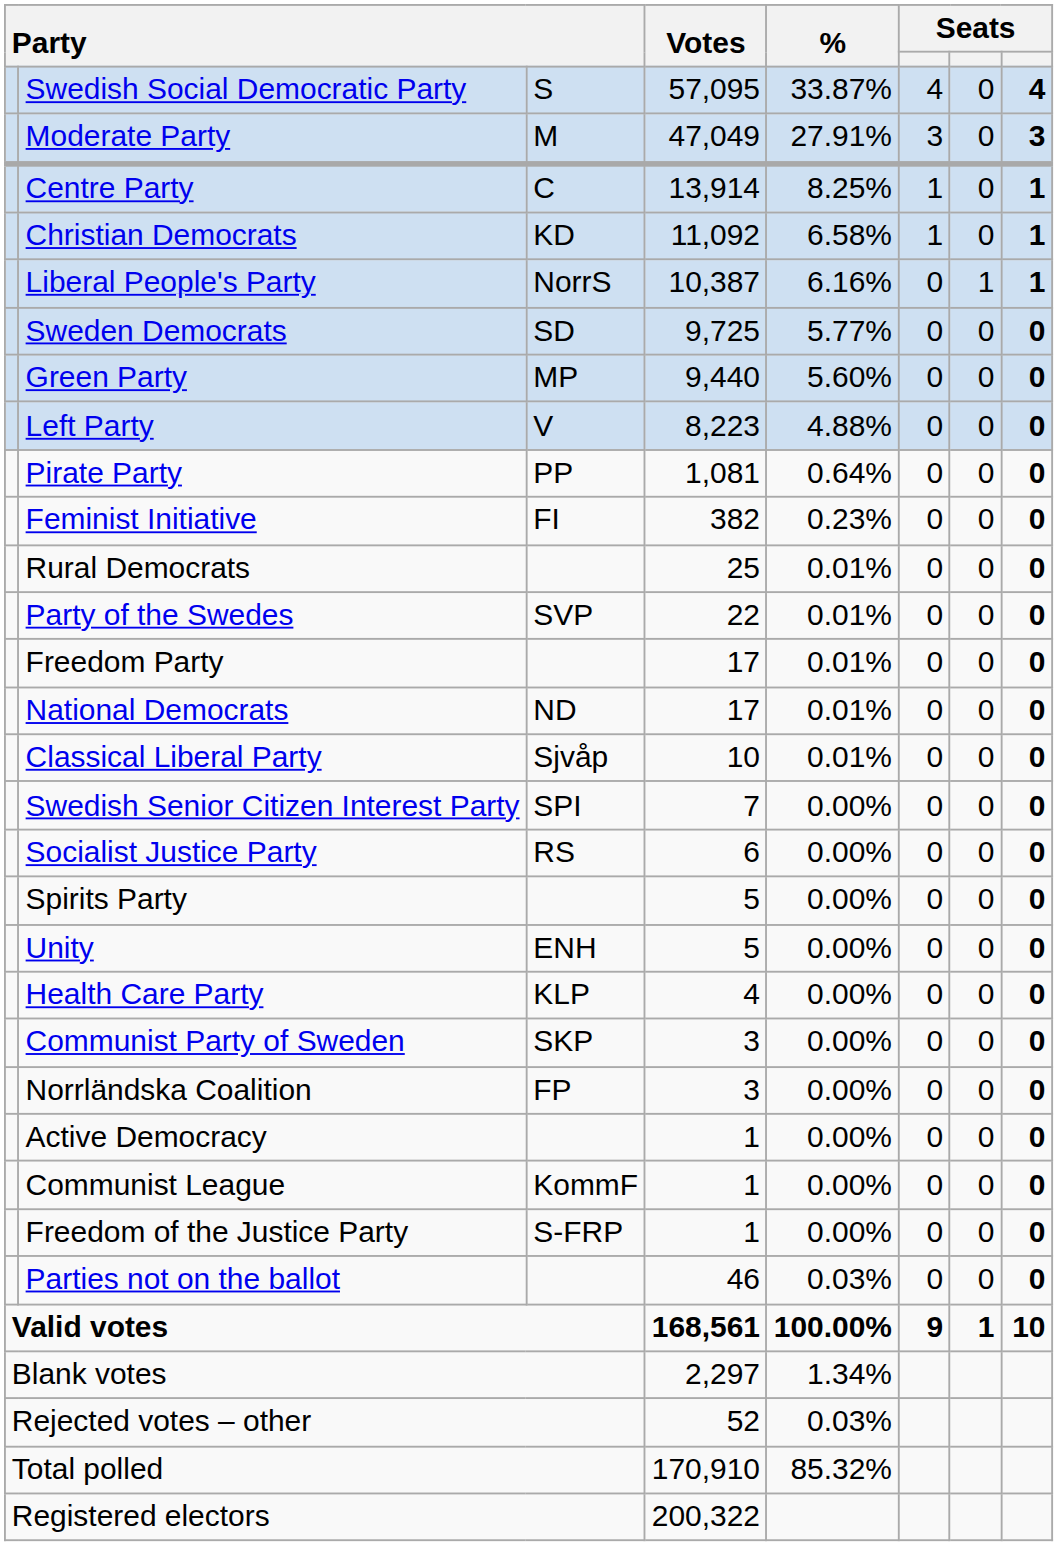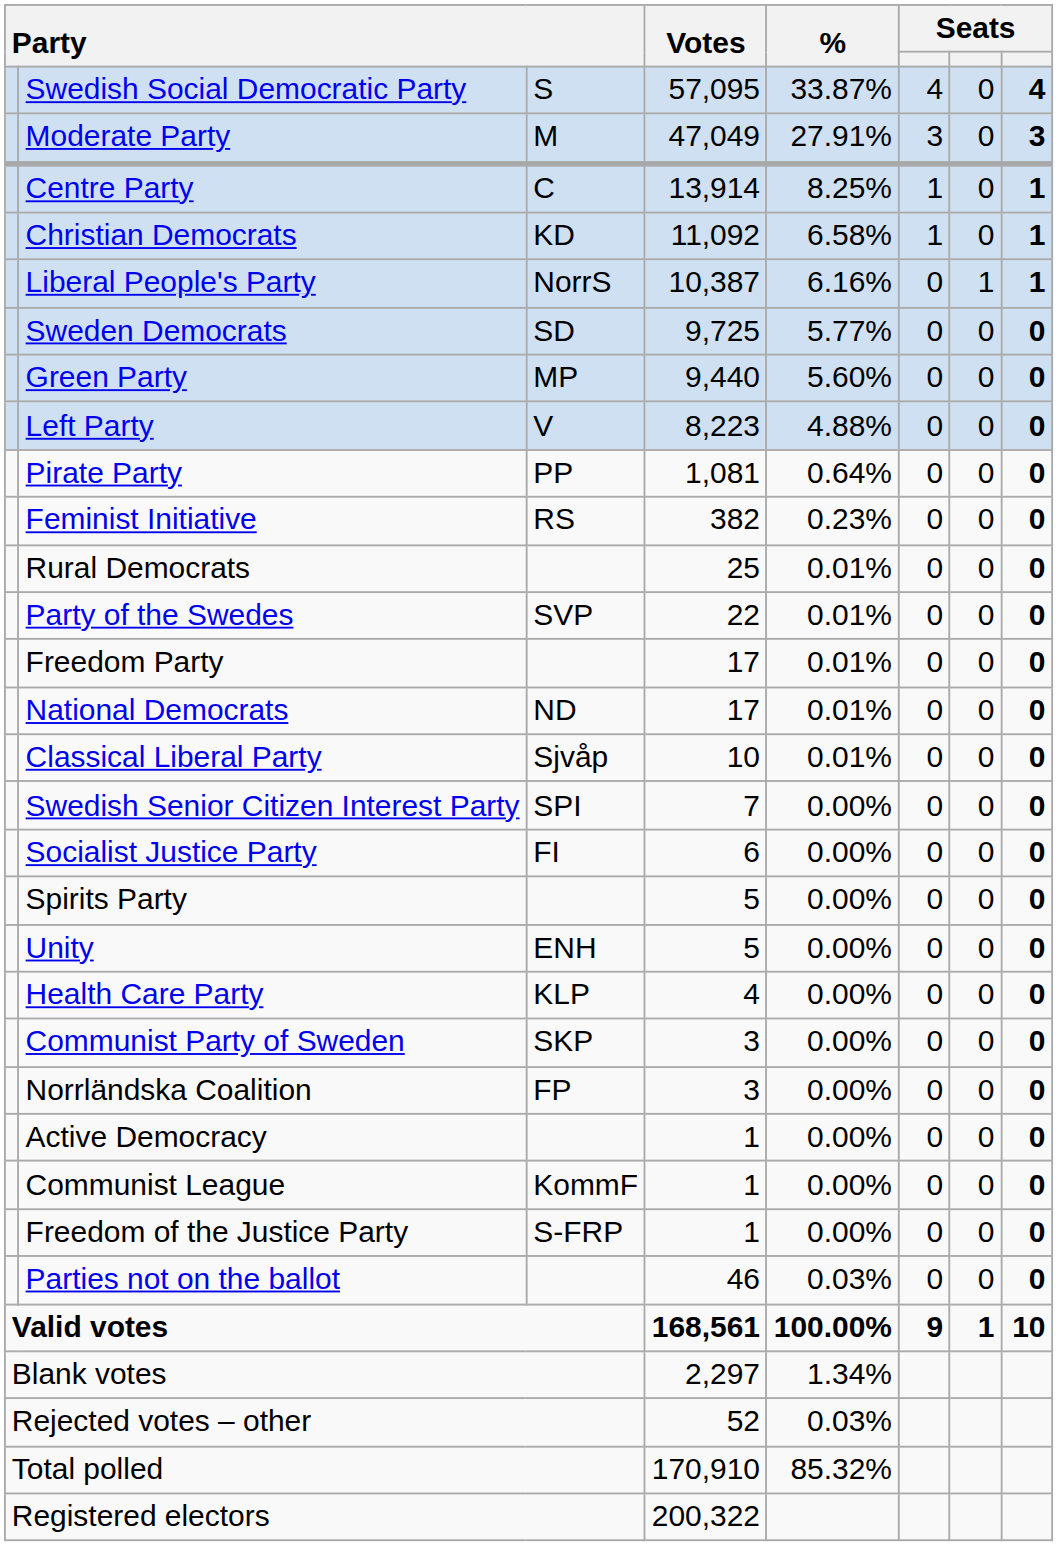(547, 520) FI -> (554, 520) RS
(554, 852) RS -> (547, 852) FI
